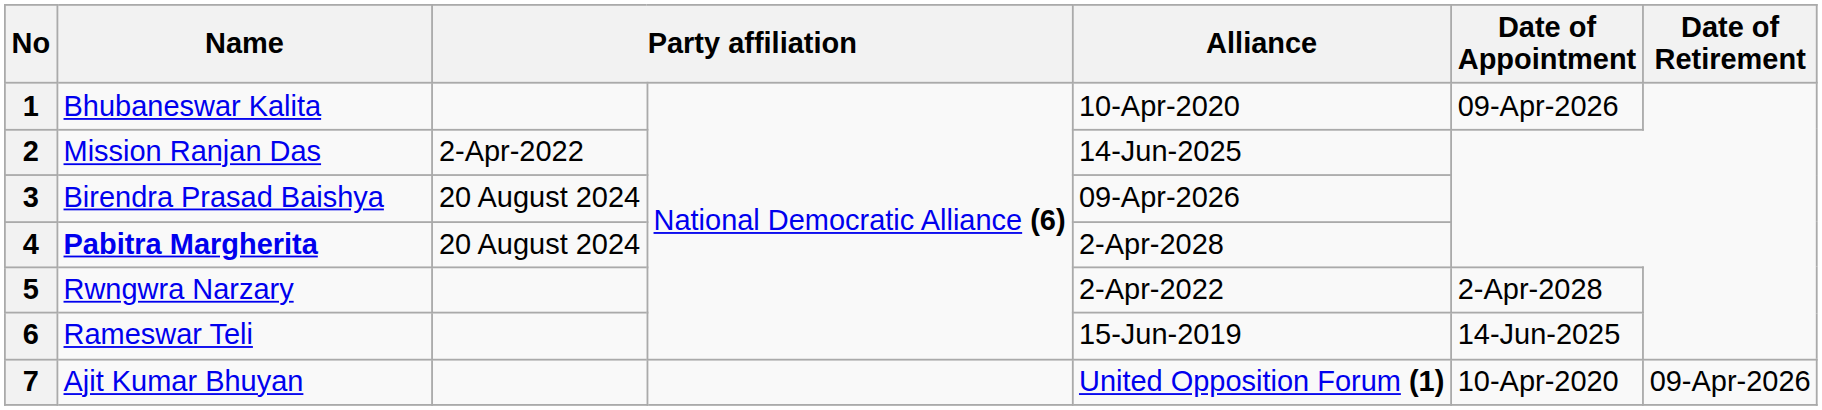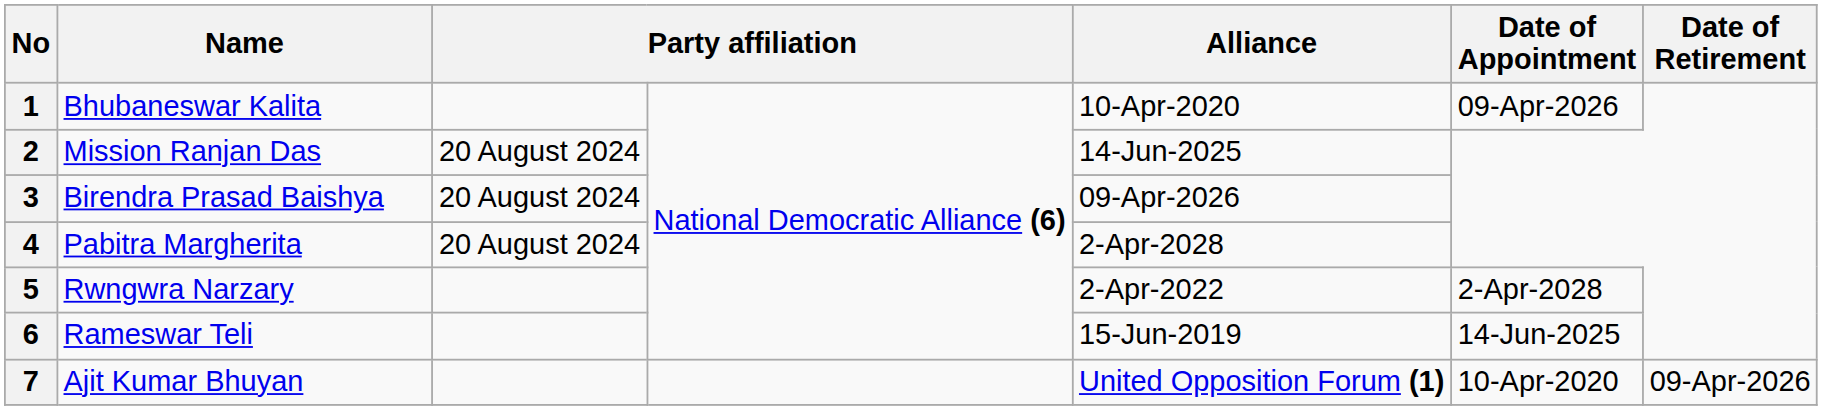(511, 151) 2-Apr-2022 -> (540, 151) 20 August 2024
(191, 243) bold -> (183, 243) normal
